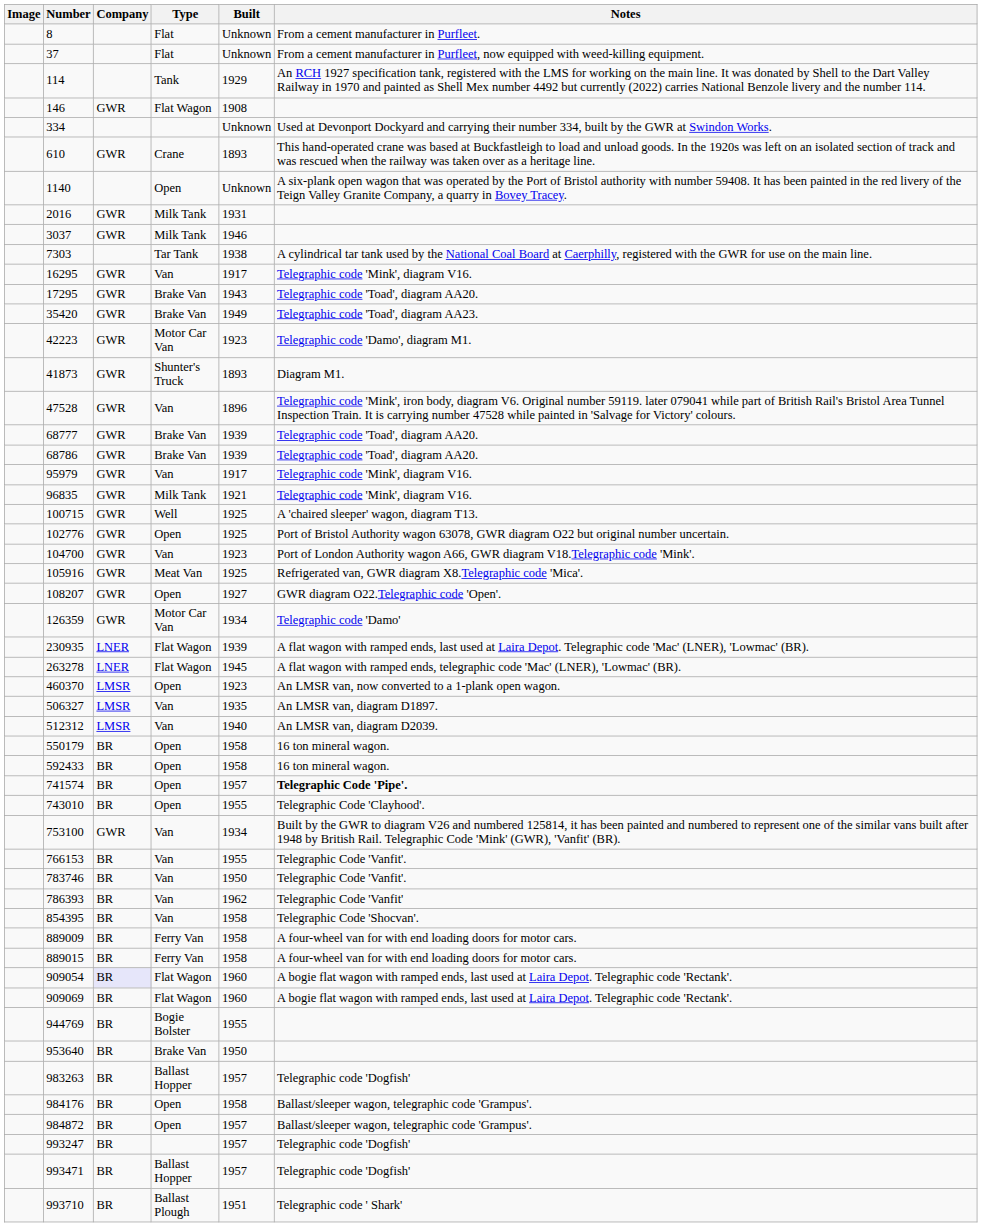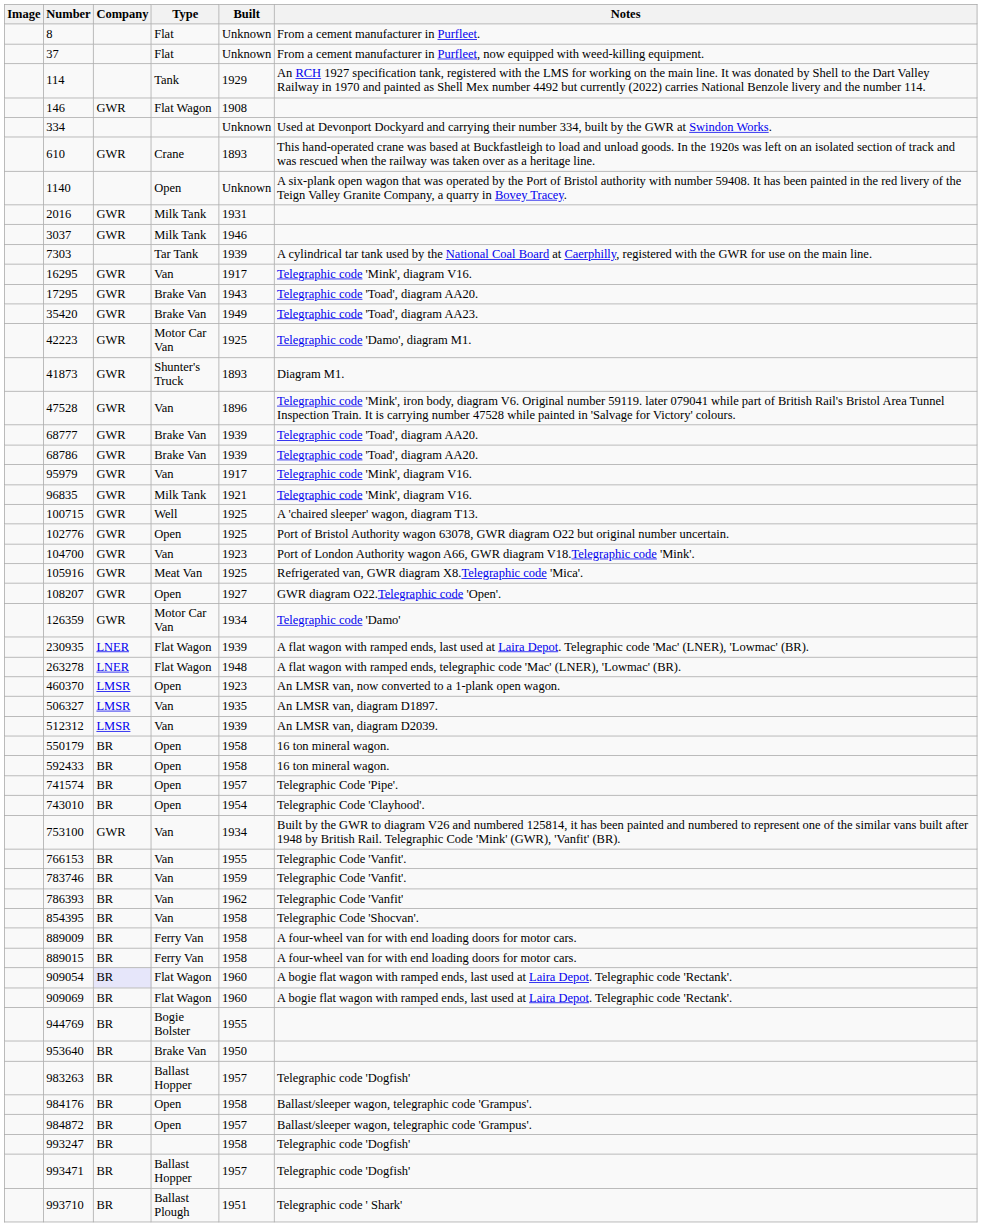(235, 254) 1938 -> (235, 254) 1939
(235, 340) 1923 -> (235, 340) 1925
(235, 666) 1945 -> (235, 666) 1948
(235, 726) 1940 -> (235, 726) 1939
(342, 785) bold -> (338, 785) normal
(235, 805) 1955 -> (235, 805) 1954
(235, 878) 1950 -> (235, 878) 1959
(235, 1144) 1957 -> (235, 1144) 1958
